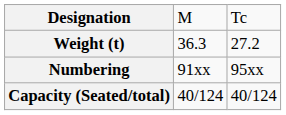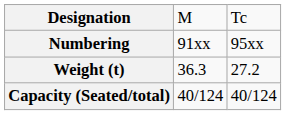rows swapped: (89, 69) <-> (89, 43)
